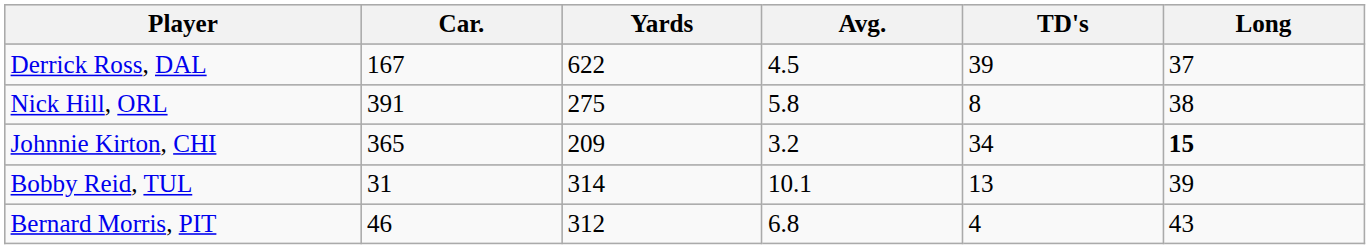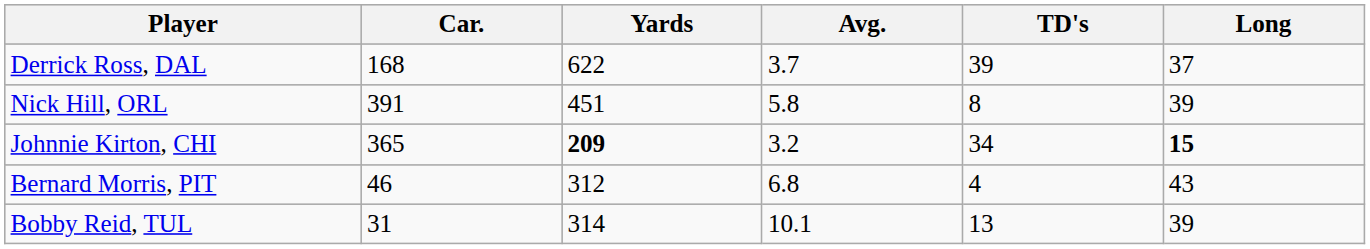(386, 64) 167 -> (386, 64) 168
(784, 64) 4.5 -> (784, 64) 3.7
(586, 104) 275 -> (586, 104) 451
(1181, 104) 38 -> (1181, 104) 39
(586, 143) normal -> (586, 143) bold
rows swapped: (101, 183) <-> (113, 223)
